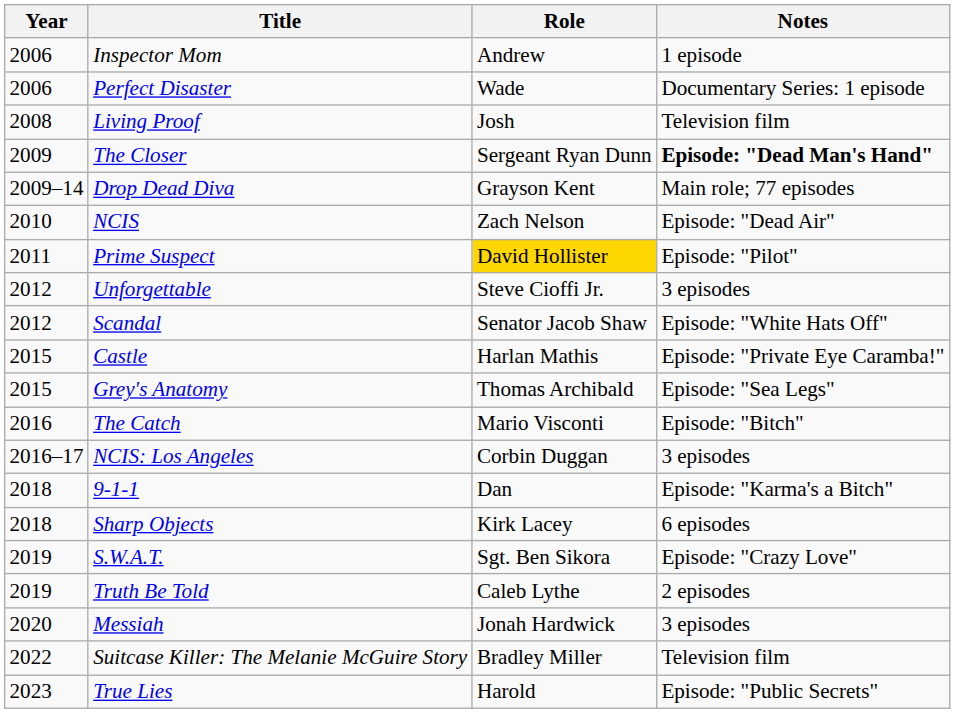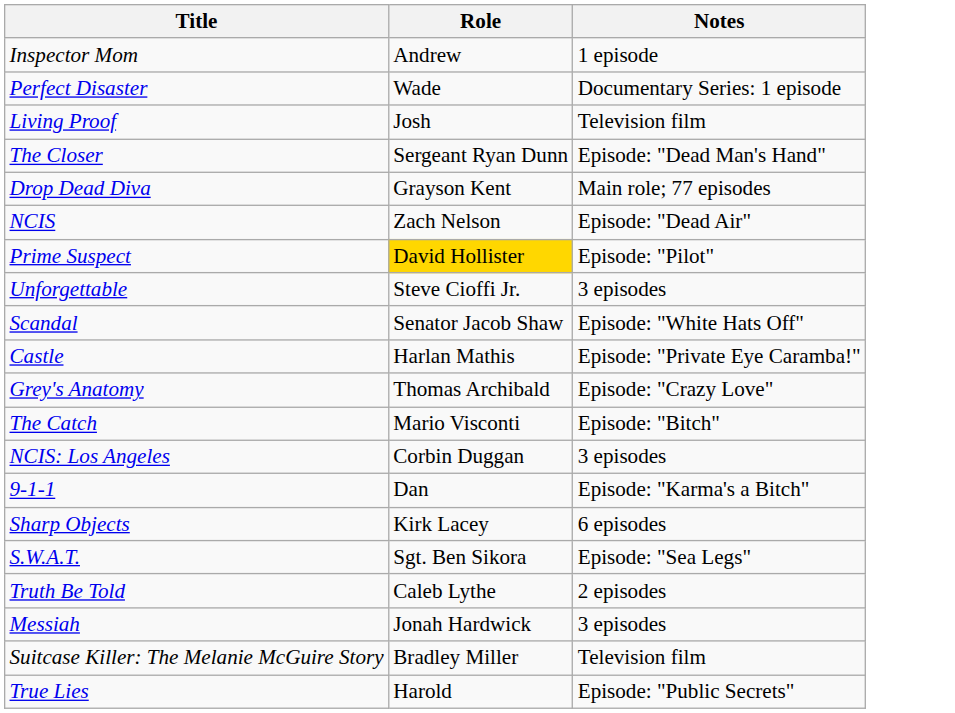- column: (46, 21)
(797, 155) bold -> (702, 155) normal
(748, 389) Episode: "Sea Legs" -> (676, 389) Episode: "Crazy Love"
(759, 557) Episode: "Crazy Love" -> (664, 557) Episode: "Sea Legs"
